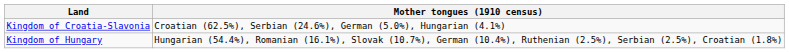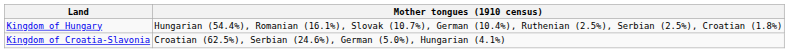rows swapped: (54, 40) <-> (78, 26)
